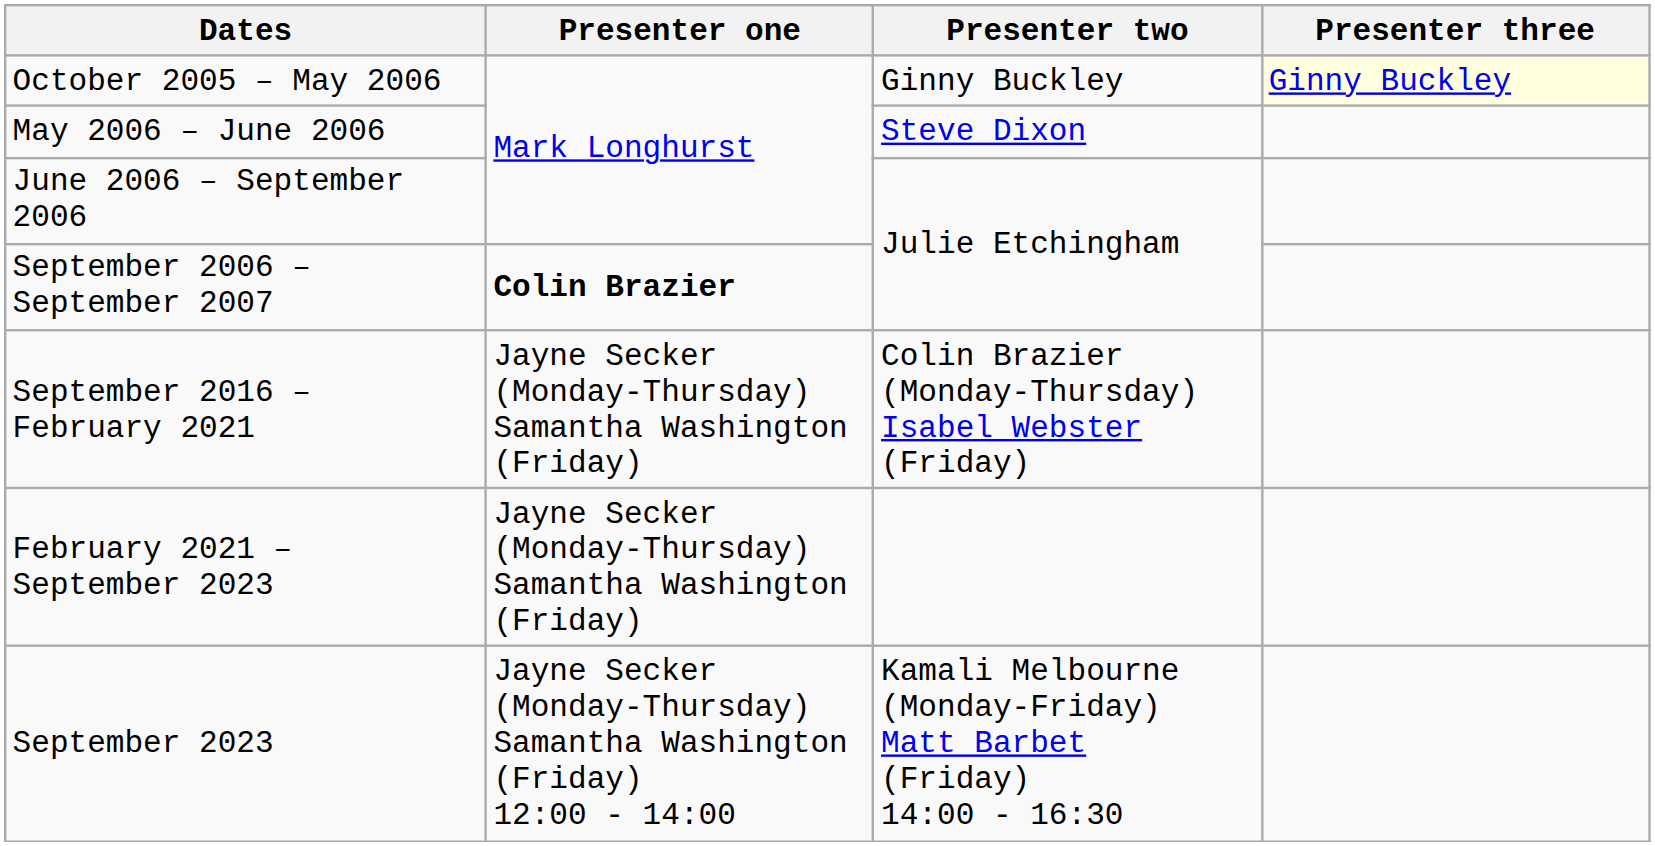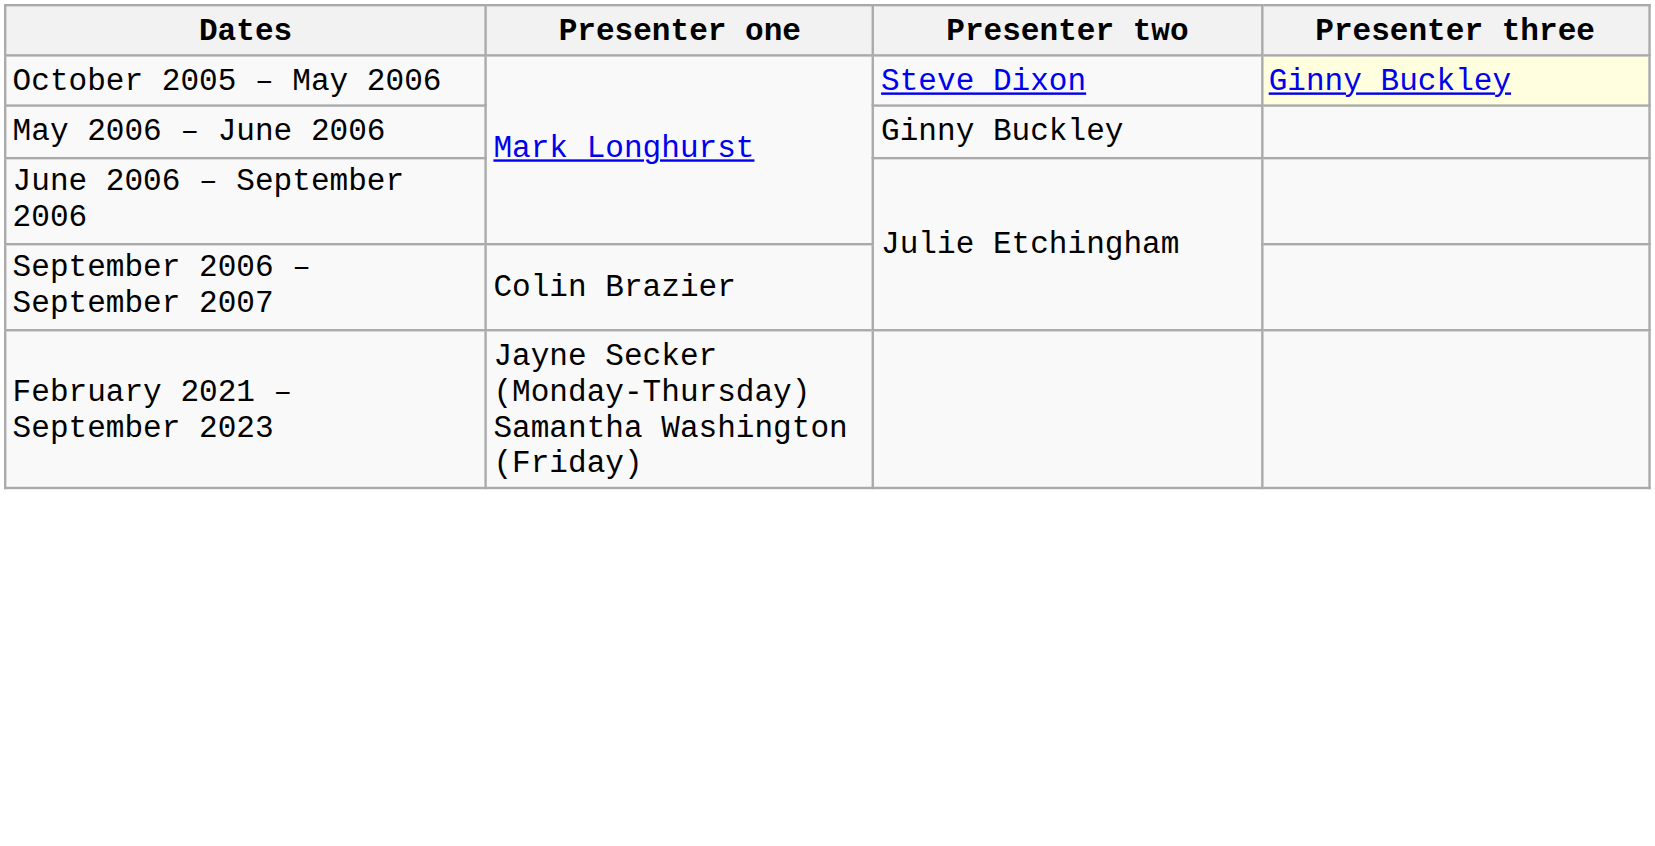(1002, 81) Ginny Buckley -> (984, 81) Steve Dixon
(984, 132) Steve Dixon -> (1002, 132) Ginny Buckley
(615, 287) bold -> (615, 287) normal
- row: (162, 409)
- row: (143, 743)
